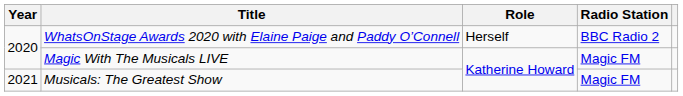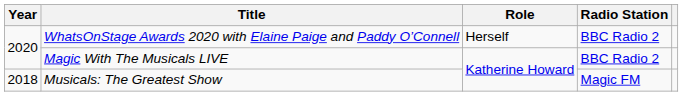(610, 58) Magic FM -> (620, 58) BBC Radio 2
(23, 79) 2021 -> (23, 79) 2018
